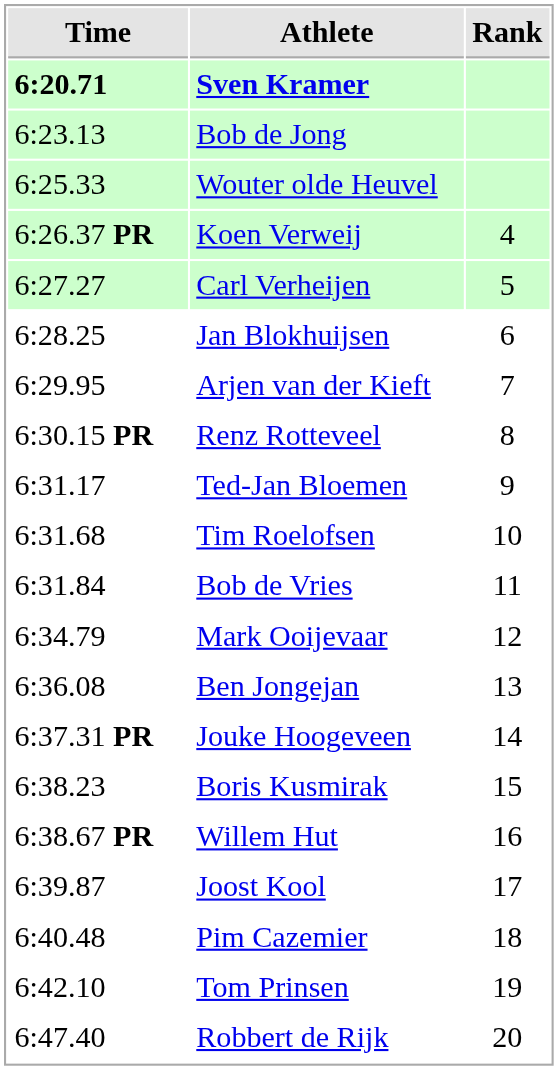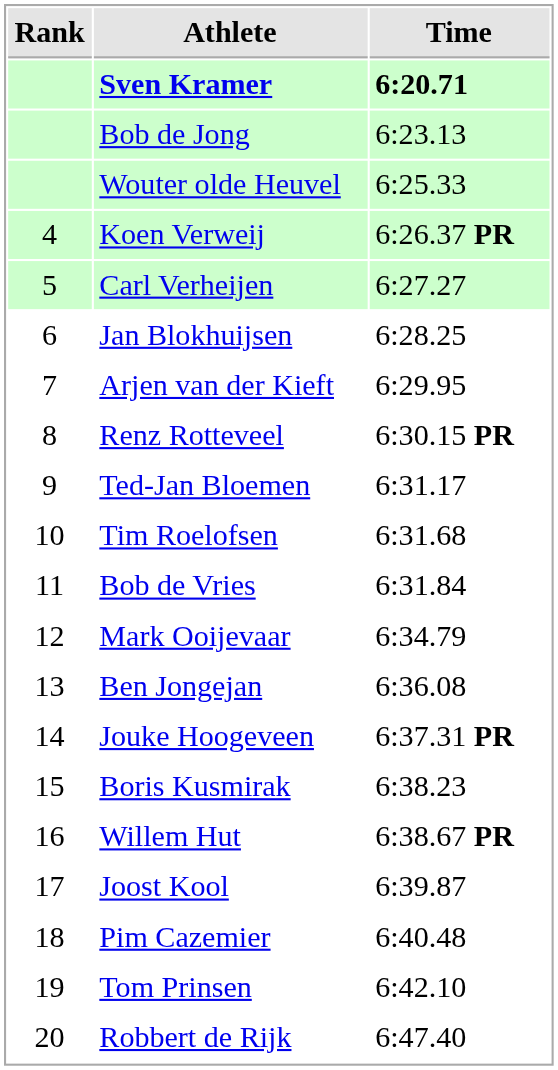columns swapped: (507, 31) <-> (98, 31)
